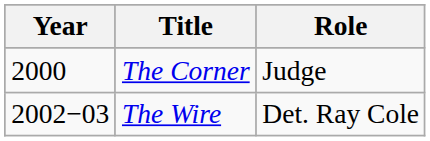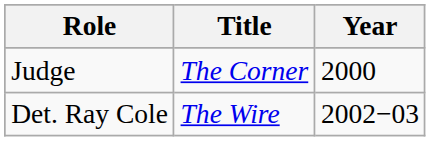columns swapped: (60, 26) <-> (341, 26)
